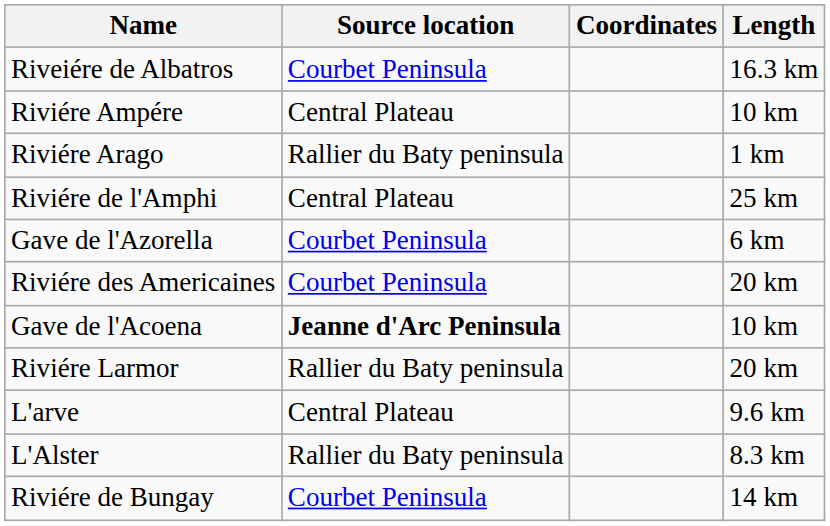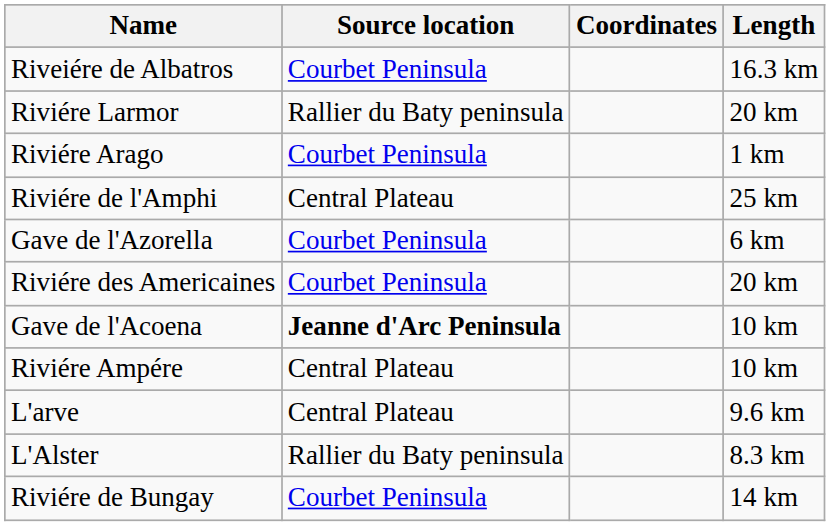rows swapped: (95, 369) <-> (97, 111)
(426, 154) Rallier du Baty peninsula -> (387, 154) Courbet Peninsula
